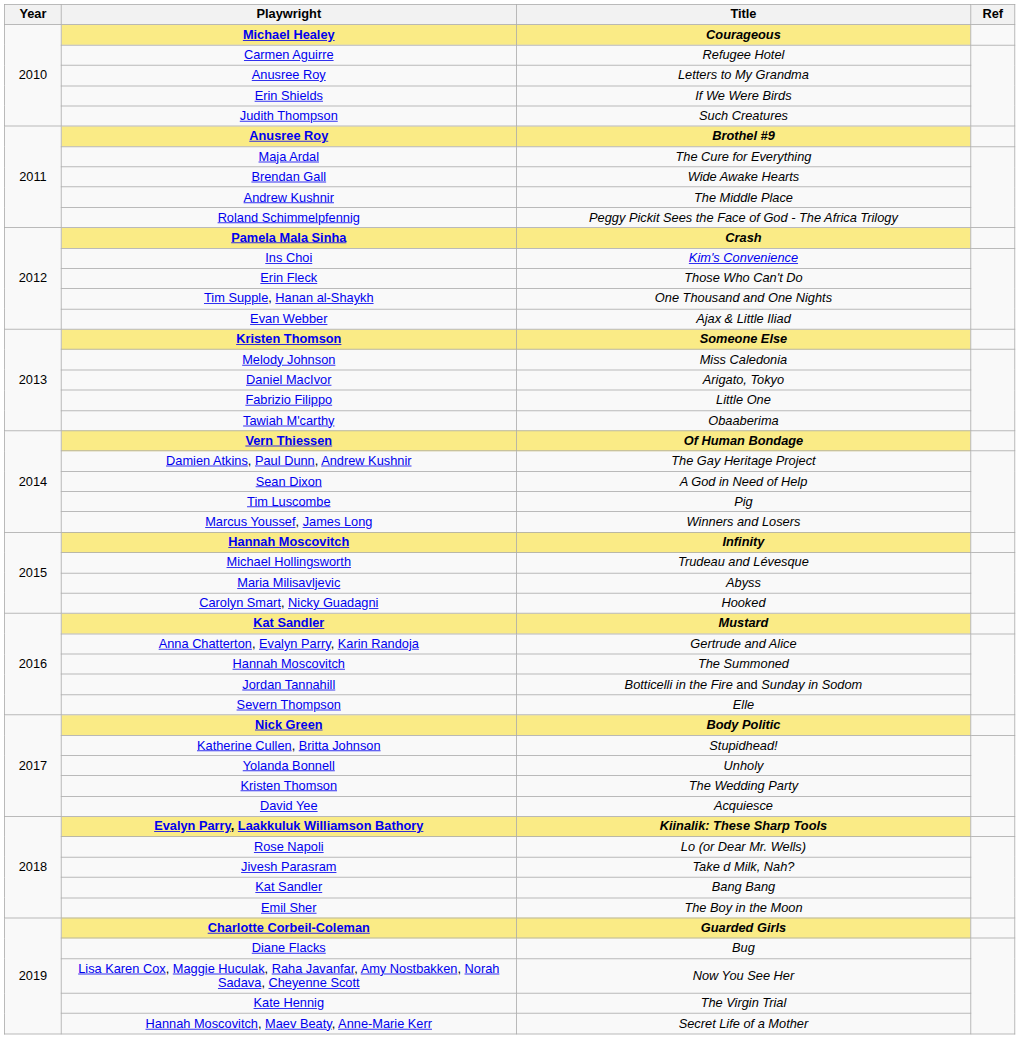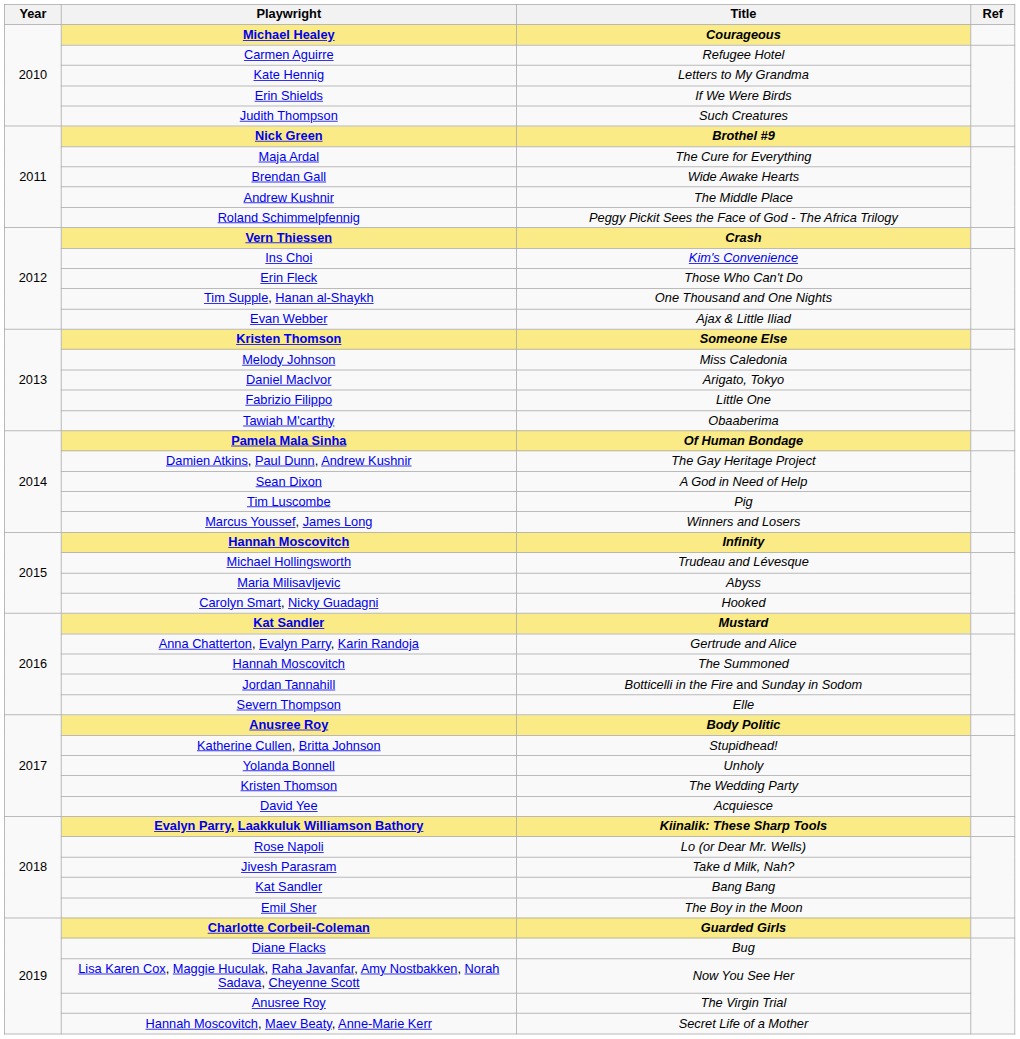(289, 75) Anusree Roy -> (289, 75) Kate Hennig
(289, 136) Anusree Roy -> (289, 136) Nick Green
(289, 237) Pamela Mala Sinha -> (289, 237) Vern Thiessen
(289, 440) Vern Thiessen -> (289, 440) Pamela Mala Sinha
(289, 725) Nick Green -> (289, 725) Anusree Roy
(289, 1003) Kate Hennig -> (289, 1003) Anusree Roy
